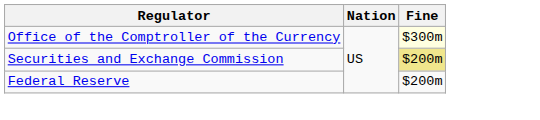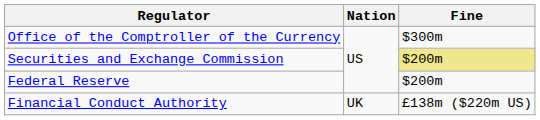(422, 38) lightyellow background -> (422, 38) no background
+ row: (117, 104)
